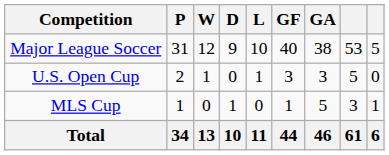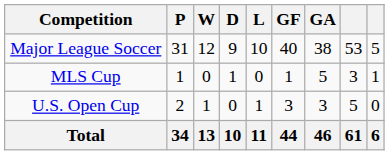rows swapped: (86, 106) <-> (86, 77)
